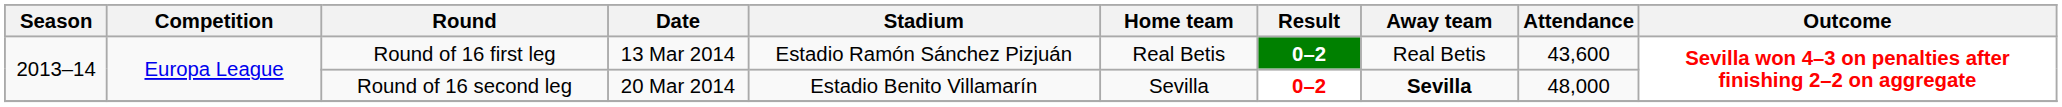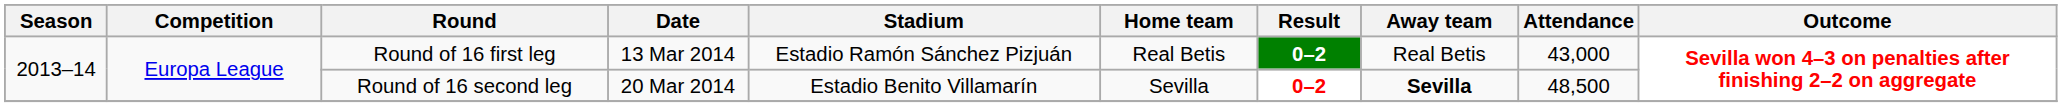(1579, 53) 43,600 -> (1579, 53) 43,000
(1579, 85) 48,000 -> (1579, 85) 48,500
